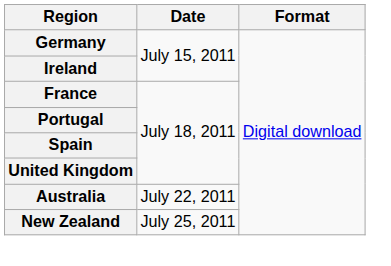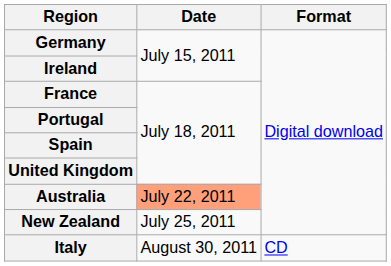(188, 196) no background -> (188, 196) lightsalmon background
+ row: (71, 247)
